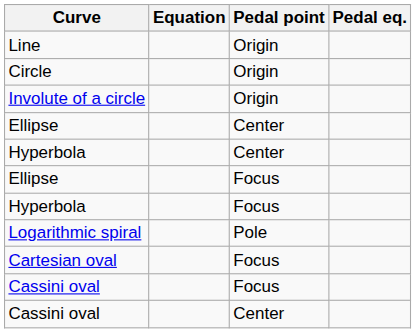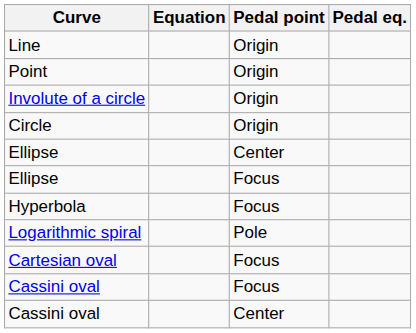+ row: (28, 71)
rows swapped: (30, 71) <-> (77, 98)
- row: (47, 152)
